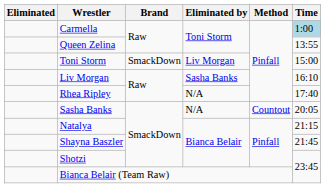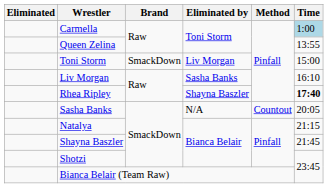(194, 93) N/A -> (217, 93) Shayna Baszler
(306, 93) normal -> (308, 93) bold
